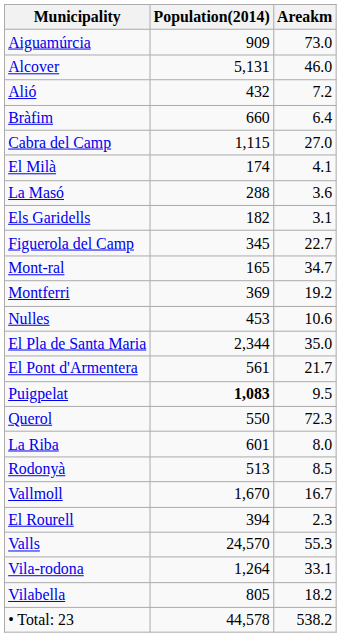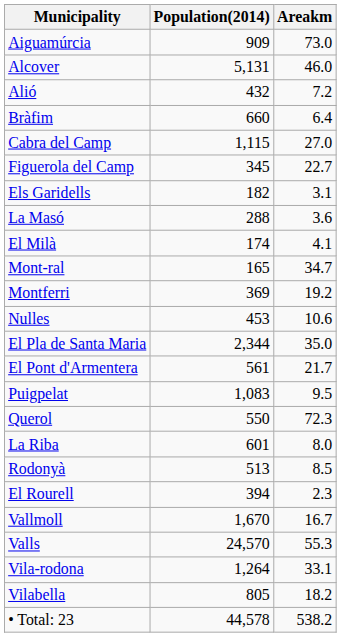rows swapped: (71, 243) <-> (32, 167)
rows swapped: (49, 218) <-> (36, 192)
(252, 393) bold -> (252, 393) normal
rows swapped: (41, 519) <-> (35, 494)
